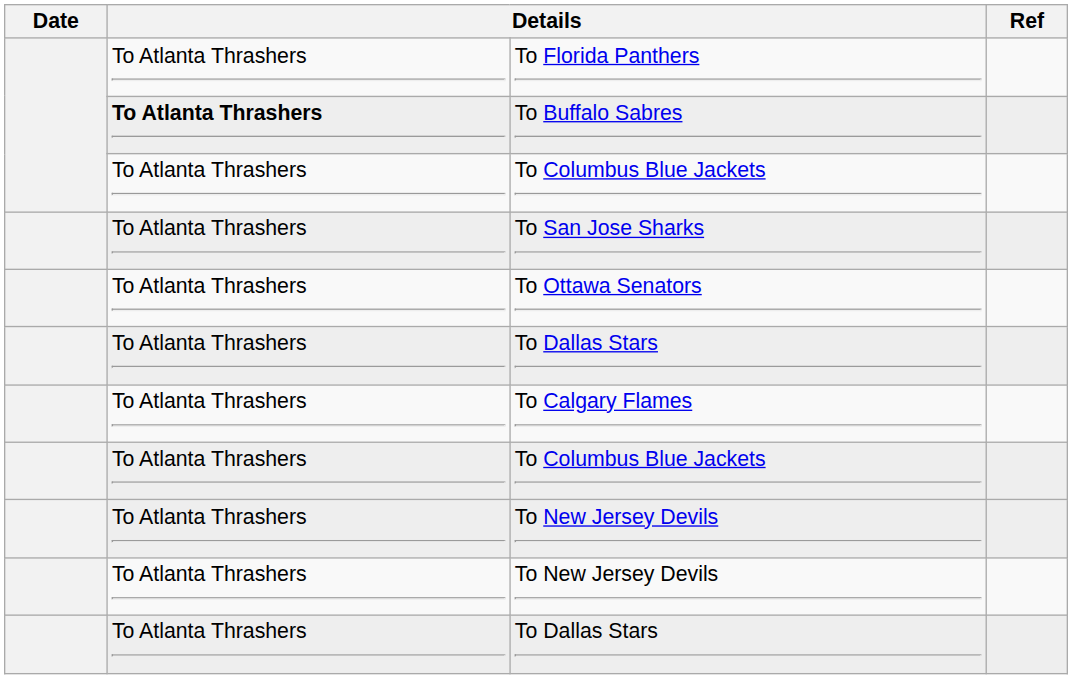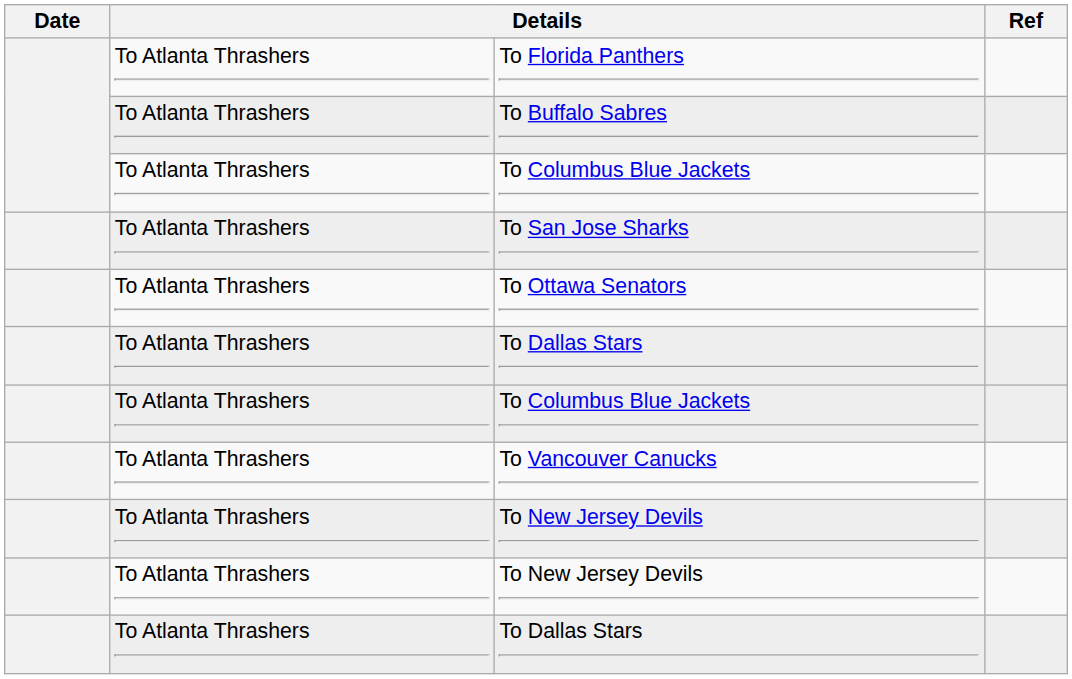(308, 120) bold -> (302, 120) normal
- row: (56, 413)
+ row: (57, 471)
